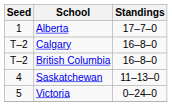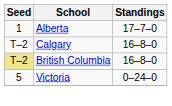(19, 61) no background -> (19, 61) khaki background
- row: (69, 77)
